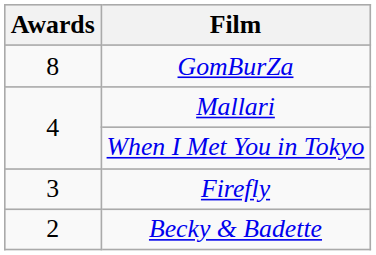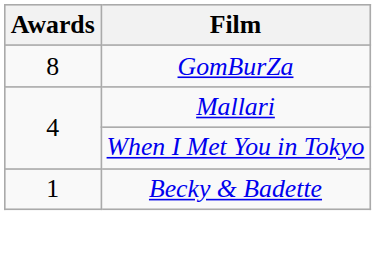- row: (236, 188)
(53, 229) 2 -> (53, 188) 1
